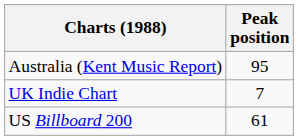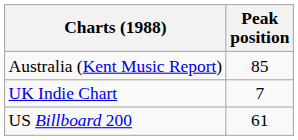(260, 65) 95 -> (260, 65) 85
